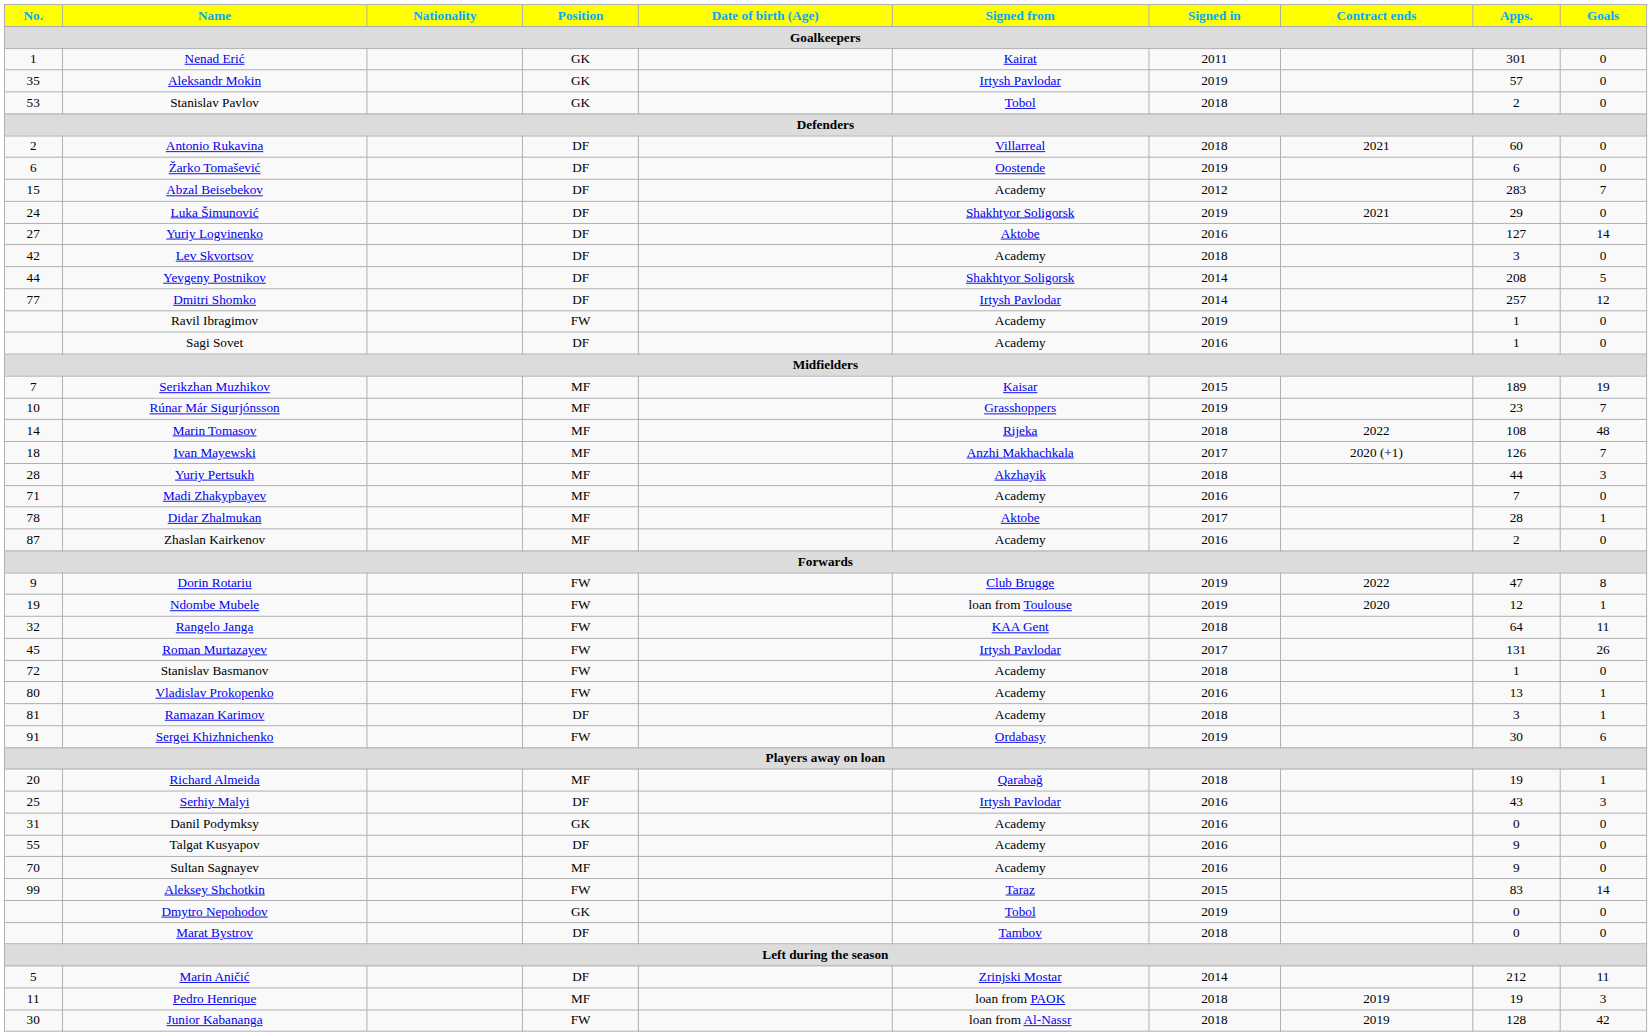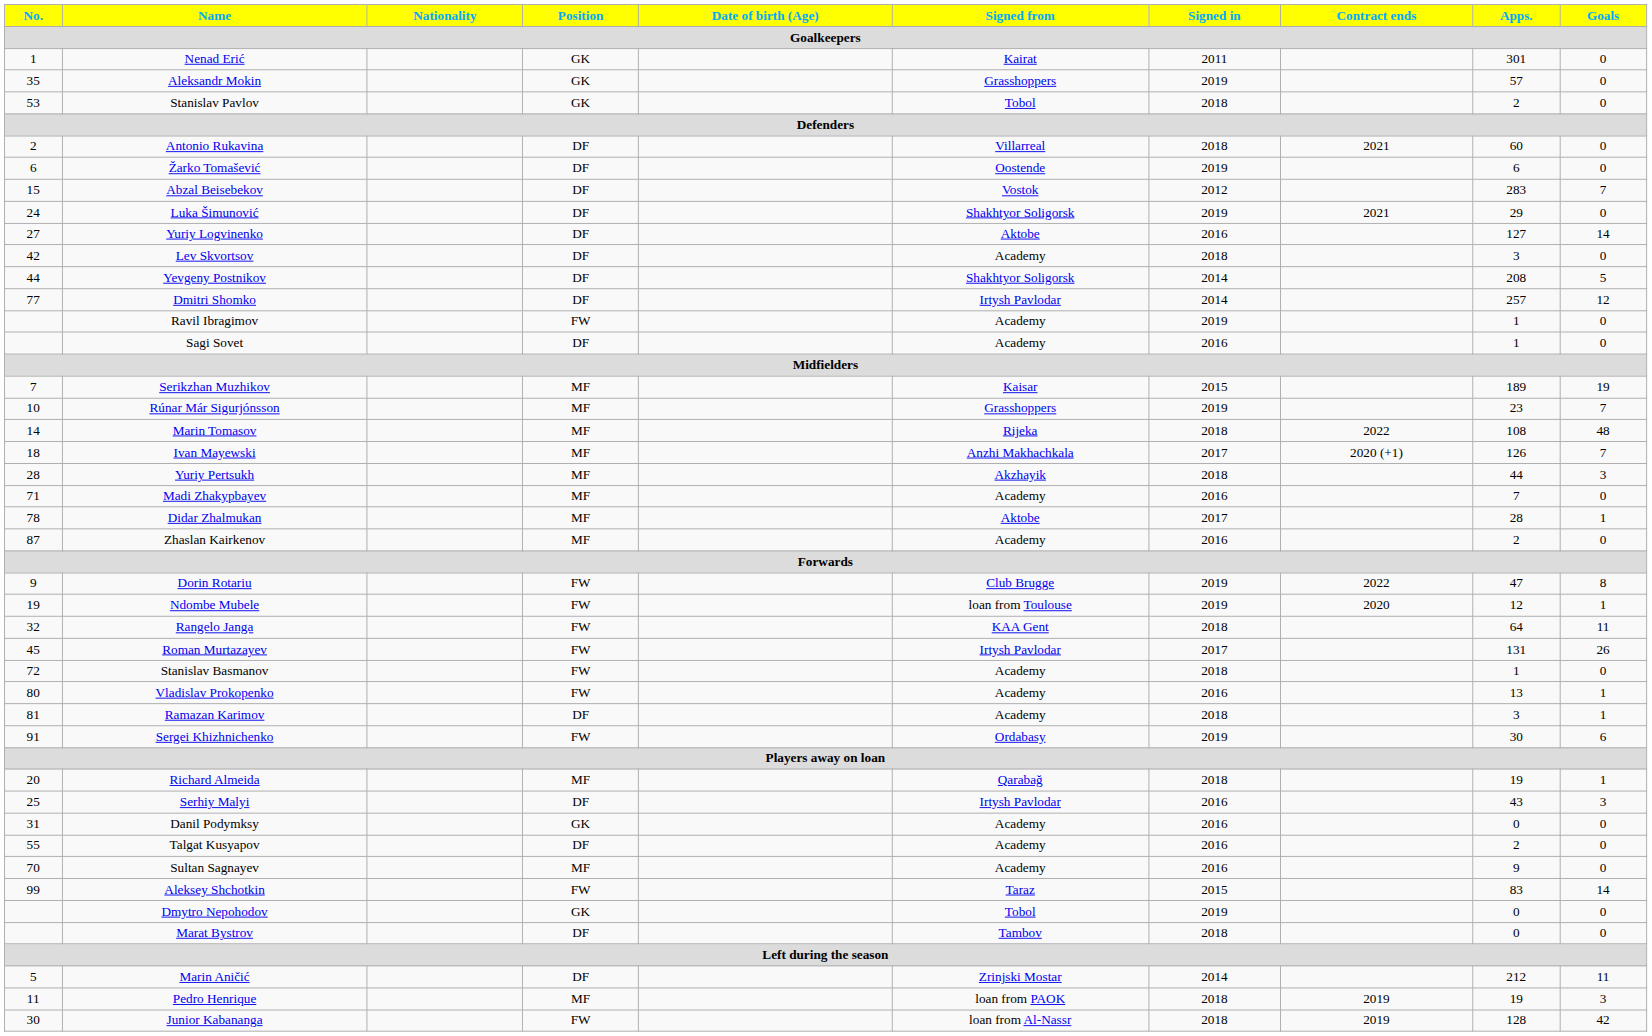(1020, 81) Irtysh Pavlodar -> (1020, 81) Grasshoppers
(1020, 190) Academy -> (1020, 190) Vostok
(1516, 846) 9 -> (1516, 846) 2
